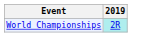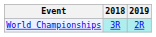+ column: (115, 11)
